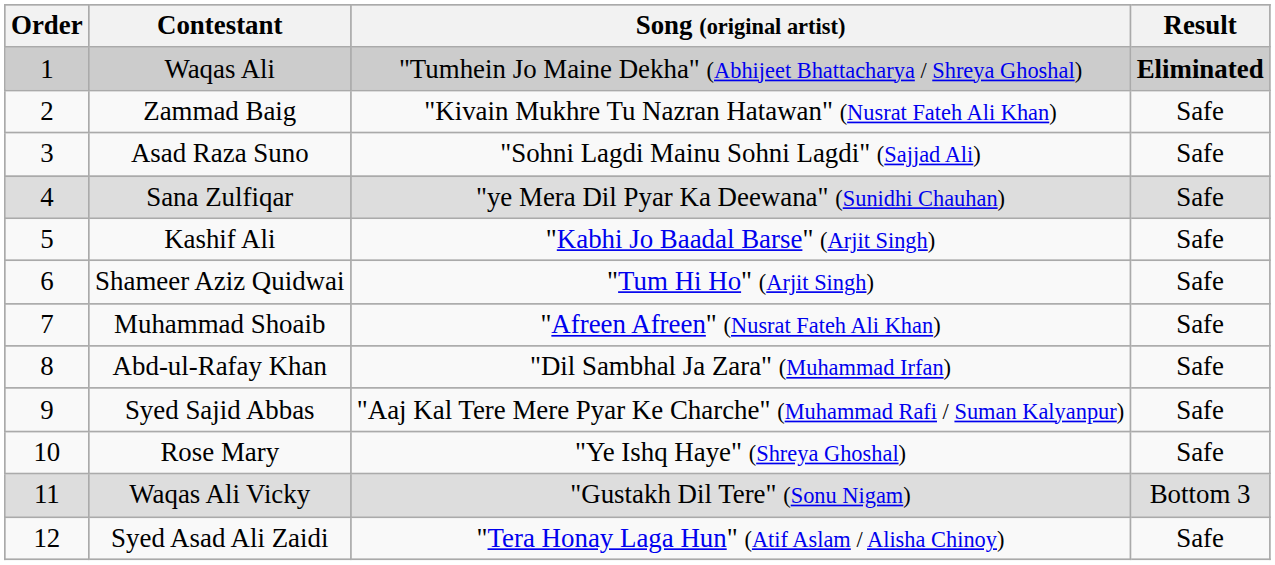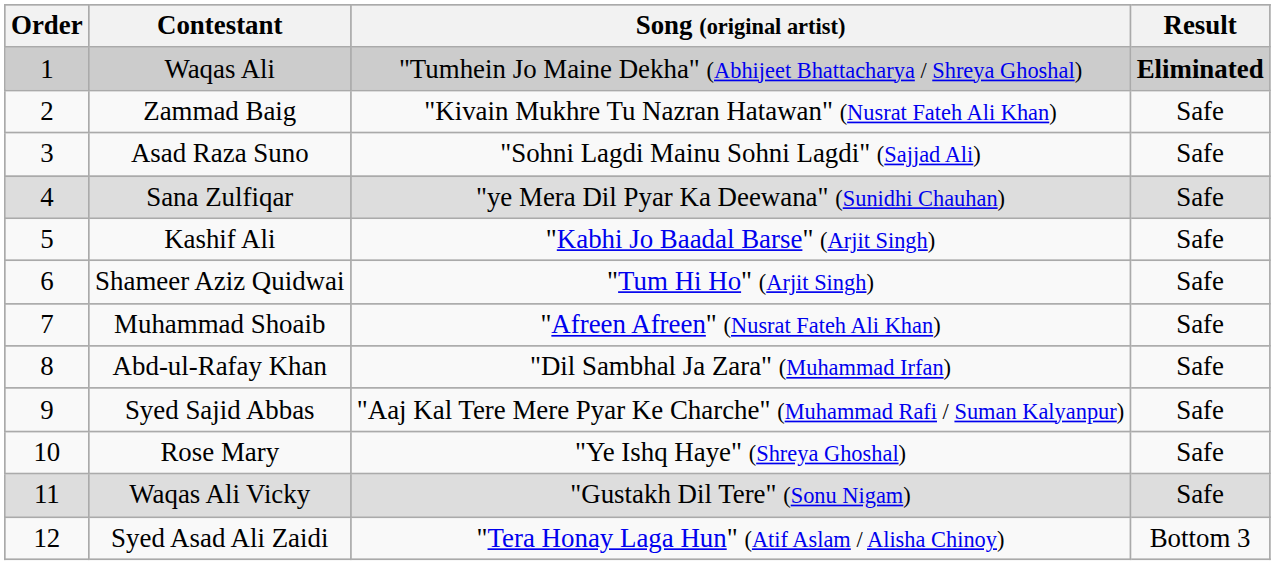(1200, 494) Bottom 3 -> (1200, 494) Safe
(1200, 537) Safe -> (1200, 537) Bottom 3
